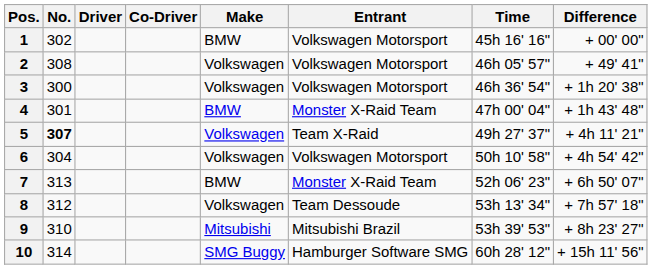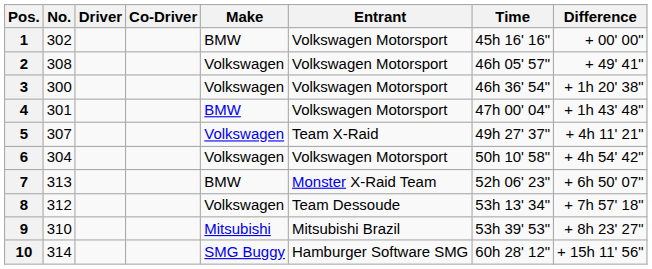(364, 110) Monster X-Raid Team -> (370, 110) Volkswagen Motorsport
(59, 134) bold -> (59, 134) normal
